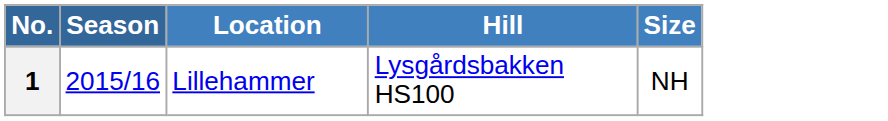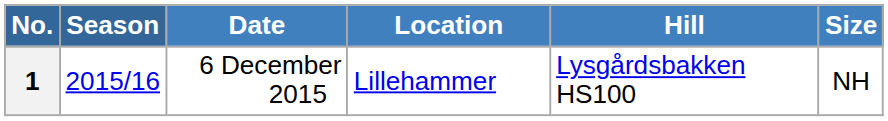+ column: (257, 25)
